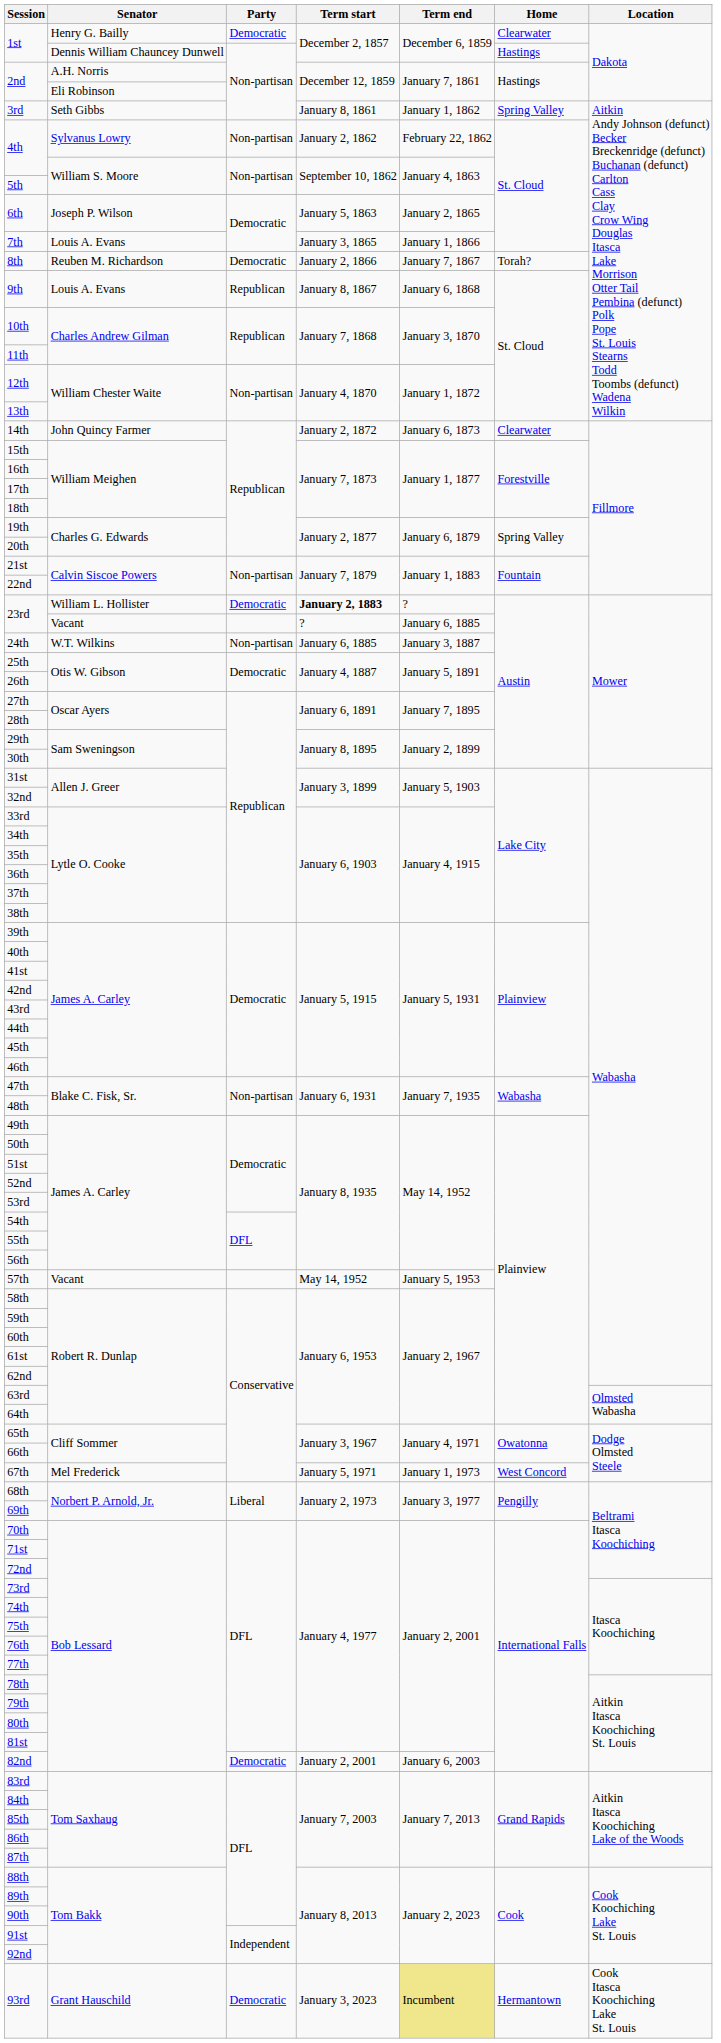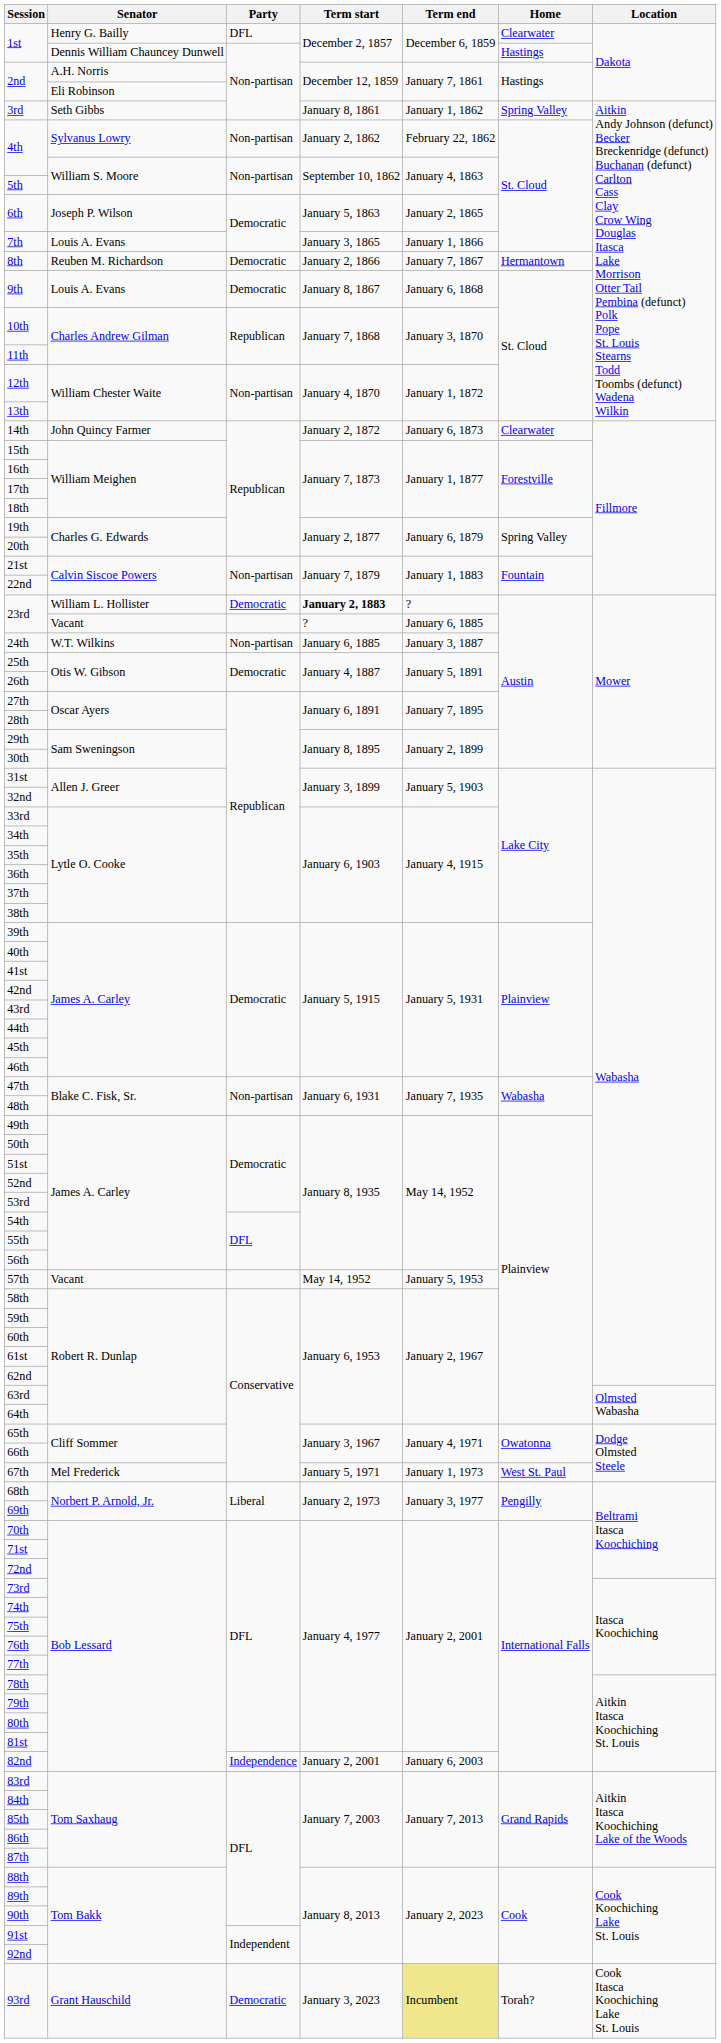(258, 33) Democratic -> (241, 33) DFL
(514, 261) Torah? -> (533, 261) Hermantown
(257, 289) Republican -> (258, 289) Democratic
(532, 1472) West Concord -> (533, 1472) West St. Paul
(258, 1761) Democratic -> (263, 1761) Independence
(529, 2000) Hermantown -> (518, 2000) Torah?
